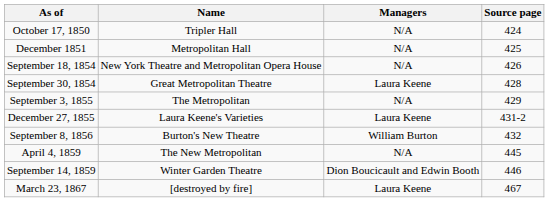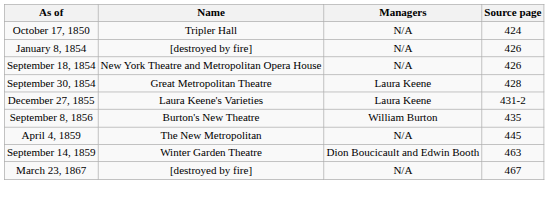- row: (51, 48)
+ row: (51, 48)
- row: (51, 100)
(513, 135) 432 -> (513, 118) 435
(513, 170) 446 -> (513, 153) 463
(403, 188) Laura Keene -> (403, 170) N/A
